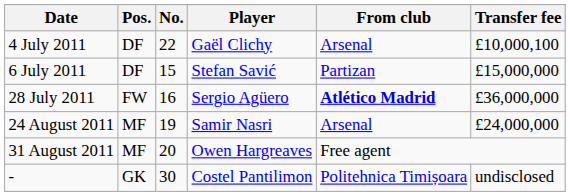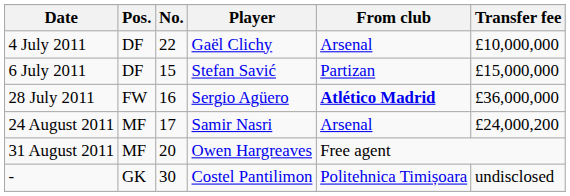(517, 44) £10,000,100 -> (517, 44) £10,000,000
(167, 124) 19 -> (167, 124) 17
(517, 124) £24,000,000 -> (517, 124) £24,000,200
